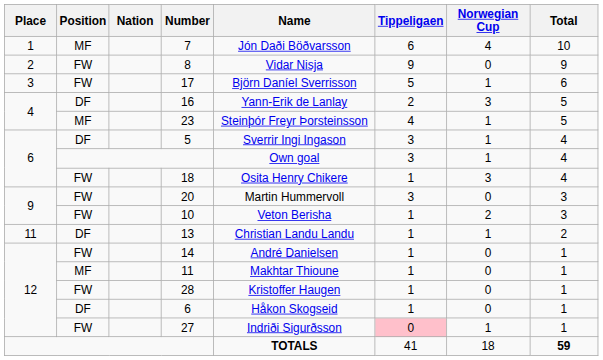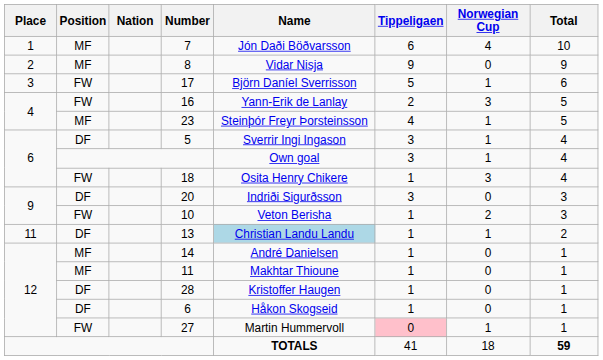(83, 65) FW -> (83, 65) MF
(83, 102) DF -> (83, 102) FW
(83, 196) FW -> (83, 196) DF
(294, 196) Martin Hummervoll -> (294, 196) Indriði Sigurðsson
(294, 234) no background -> (294, 234) lightblue background
(83, 252) FW -> (83, 252) MF
(83, 290) FW -> (83, 290) DF
(294, 328) Indriði Sigurðsson -> (294, 328) Martin Hummervoll
